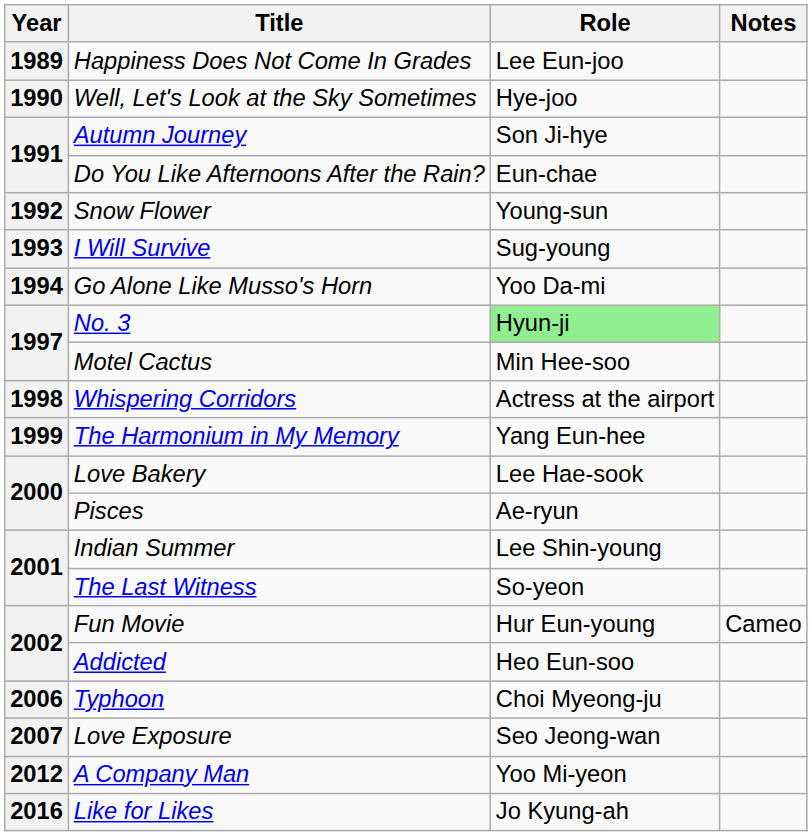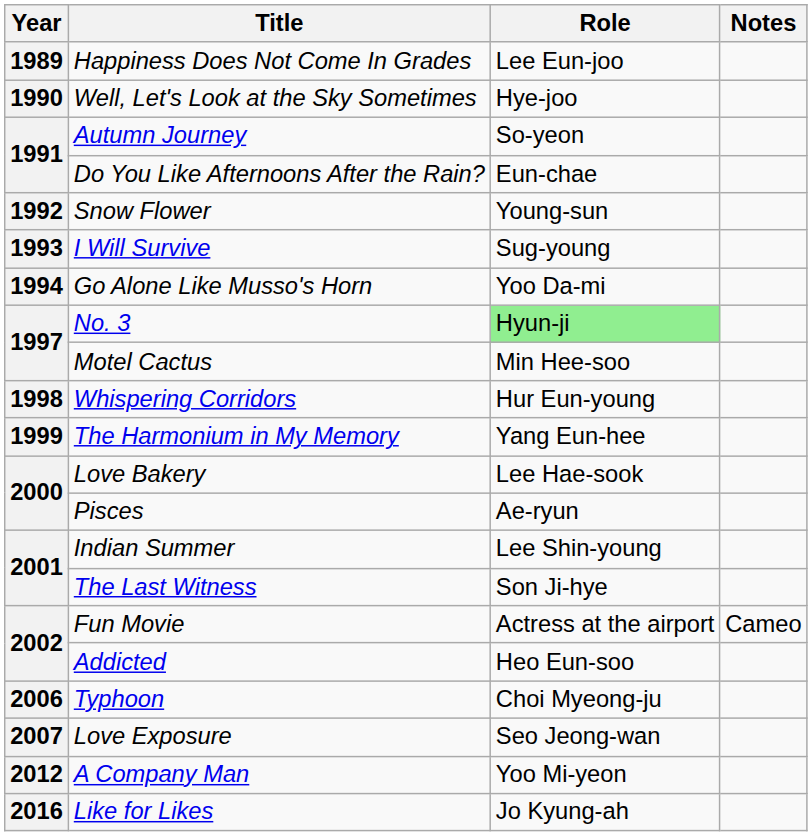(552, 135) Son Ji-hye -> (540, 135) So-yeon
(605, 398) Actress at the airport -> (576, 398) Hur Eun-young
(540, 586) So-yeon -> (552, 586) Son Ji-hye
(576, 624) Hur Eun-young -> (605, 624) Actress at the airport
